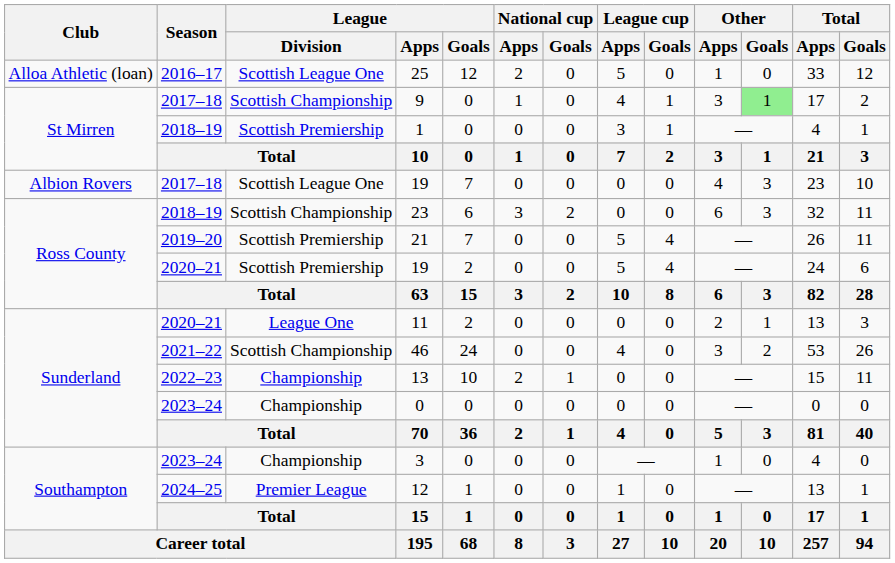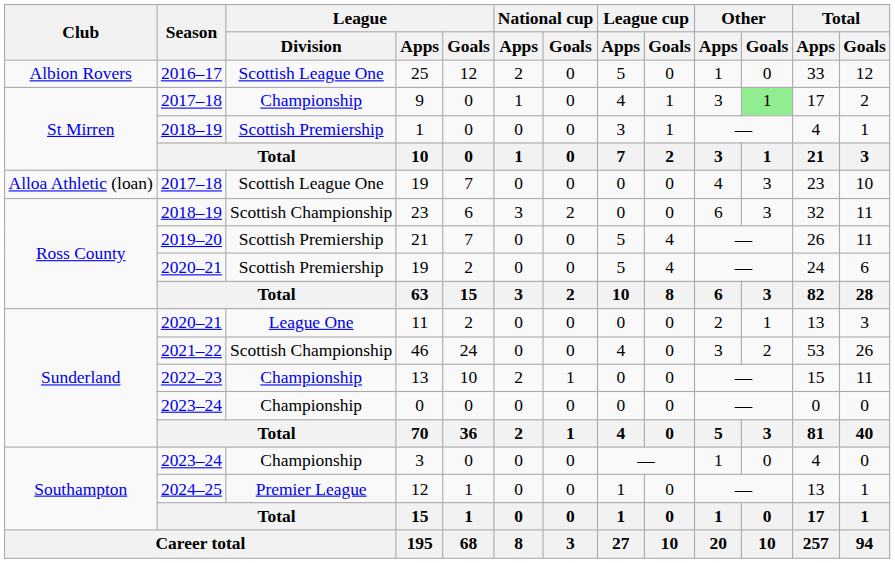(81, 73) Alloa Athletic (loan) -> (81, 73) Albion Rovers
(311, 101) Scottish Championship -> (311, 101) Championship
(81, 184) Albion Rovers -> (81, 184) Alloa Athletic (loan)
